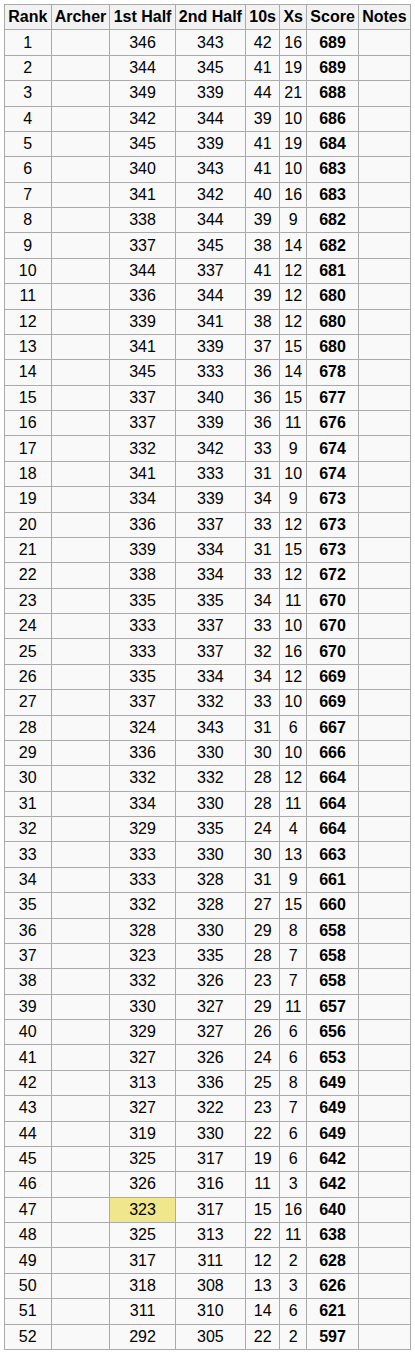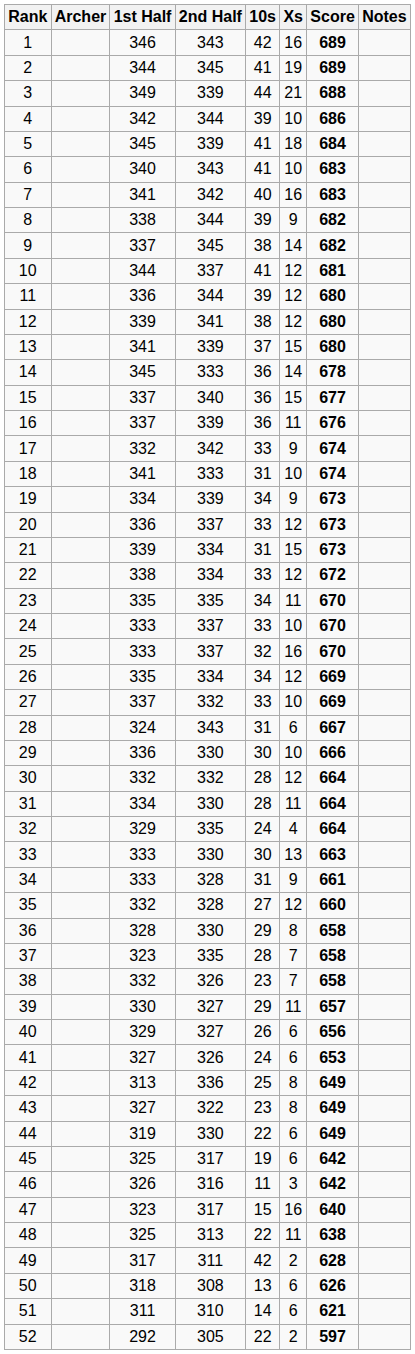(293, 144) 19 -> (293, 144) 18
(293, 905) 15 -> (293, 905) 12
(293, 1108) 7 -> (293, 1108) 8
(143, 1209) khaki background -> (143, 1209) no background
(263, 1260) 12 -> (263, 1260) 42
(293, 1285) 3 -> (293, 1285) 6
